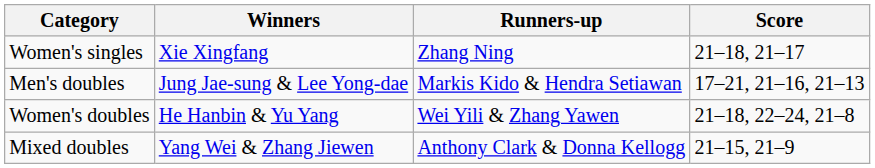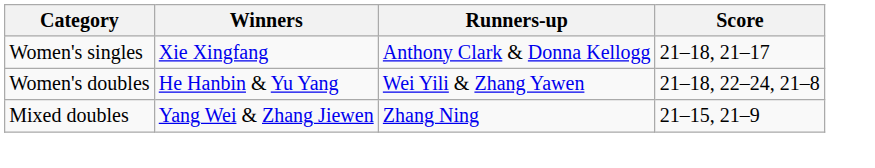(465, 52) Zhang Ning -> (517, 52) Anthony Clark & Donna Kellogg
- row: (67, 83)
(551, 147) Anthony Clark & Donna Kellogg -> (431, 115) Zhang Ning
